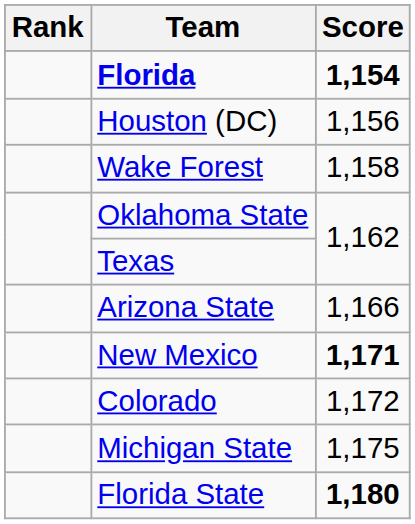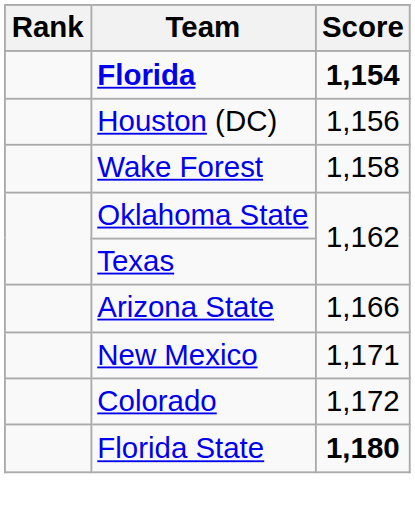(363, 354) bold -> (363, 354) normal
- row: (195, 448)
